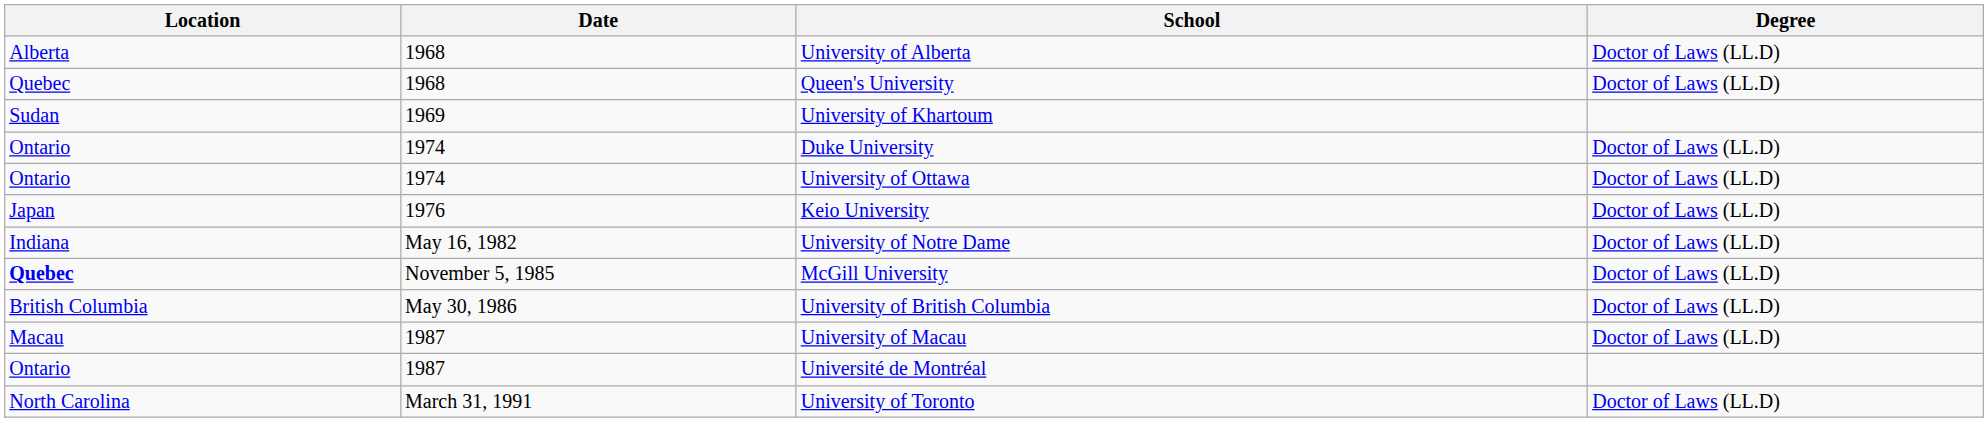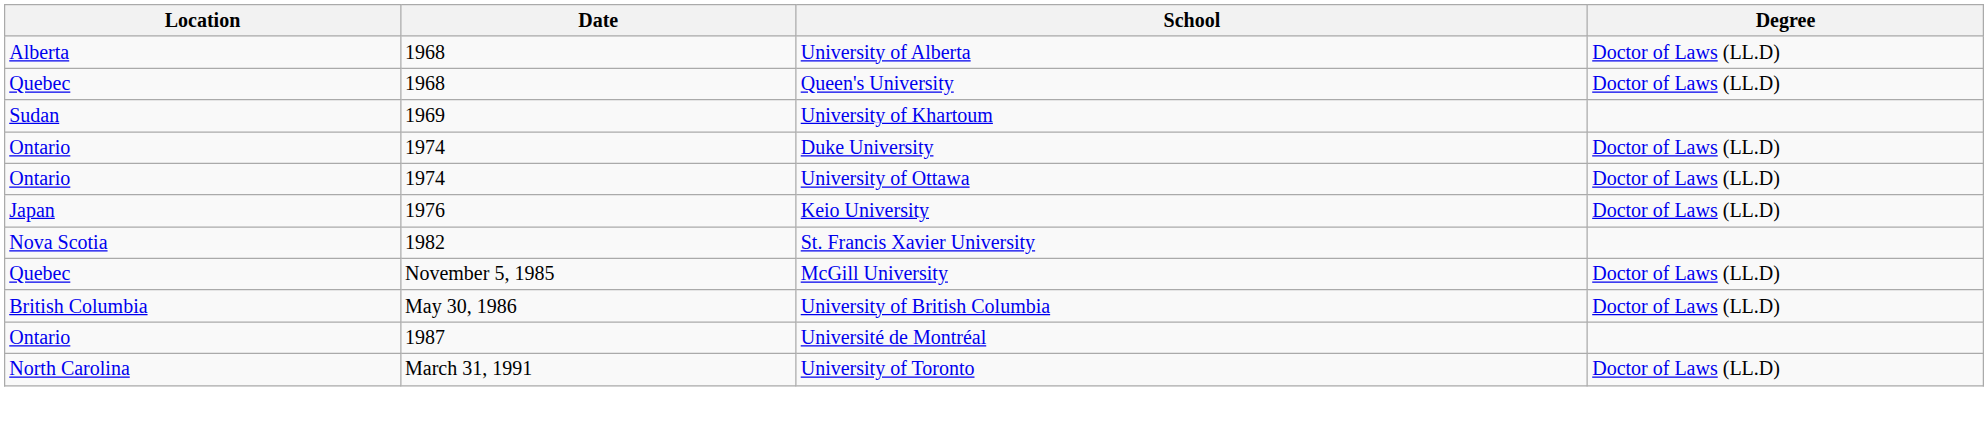- row: (905, 242)
+ row: (918, 242)
(41, 274) bold -> (40, 274) normal
- row: (883, 337)
